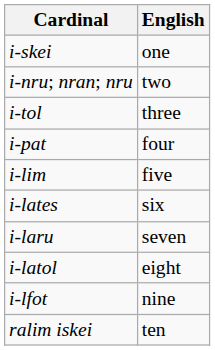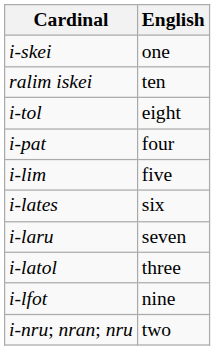rows swapped: (71, 81) <-> (51, 329)
(161, 112) three -> (161, 112) eight
(161, 267) eight -> (161, 267) three
